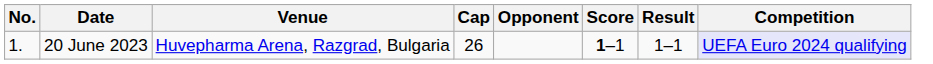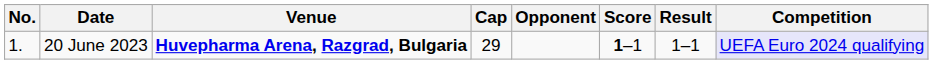(303, 45) normal -> (311, 45) bold
(474, 45) 26 -> (491, 45) 29
